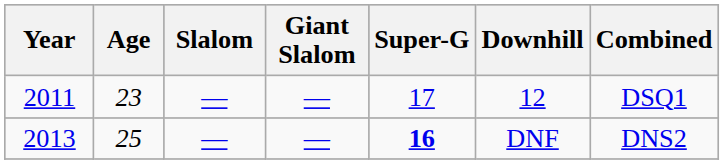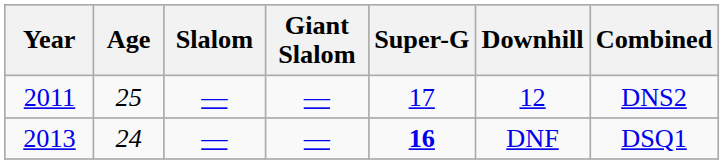(129, 96) 23 -> (129, 96) 25
(654, 96) DSQ1 -> (654, 96) DNS2
(129, 138) 25 -> (129, 138) 24
(654, 138) DNS2 -> (654, 138) DSQ1
